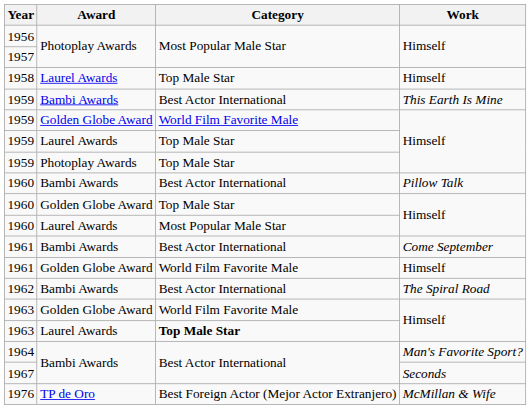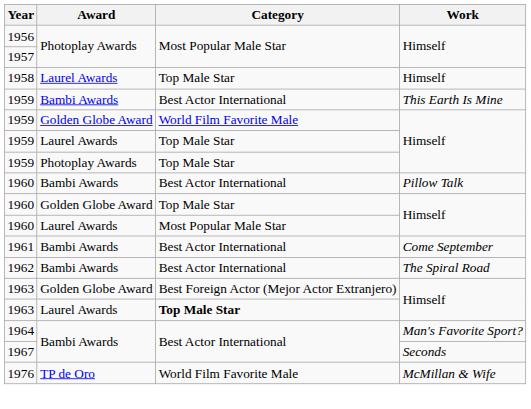- row: (21, 267)
(228, 309) World Film Favorite Male -> (278, 288) Best Foreign Actor (Mejor Actor Extranjero)
(278, 394) Best Foreign Actor (Mejor Actor Extranjero) -> (228, 373) World Film Favorite Male
